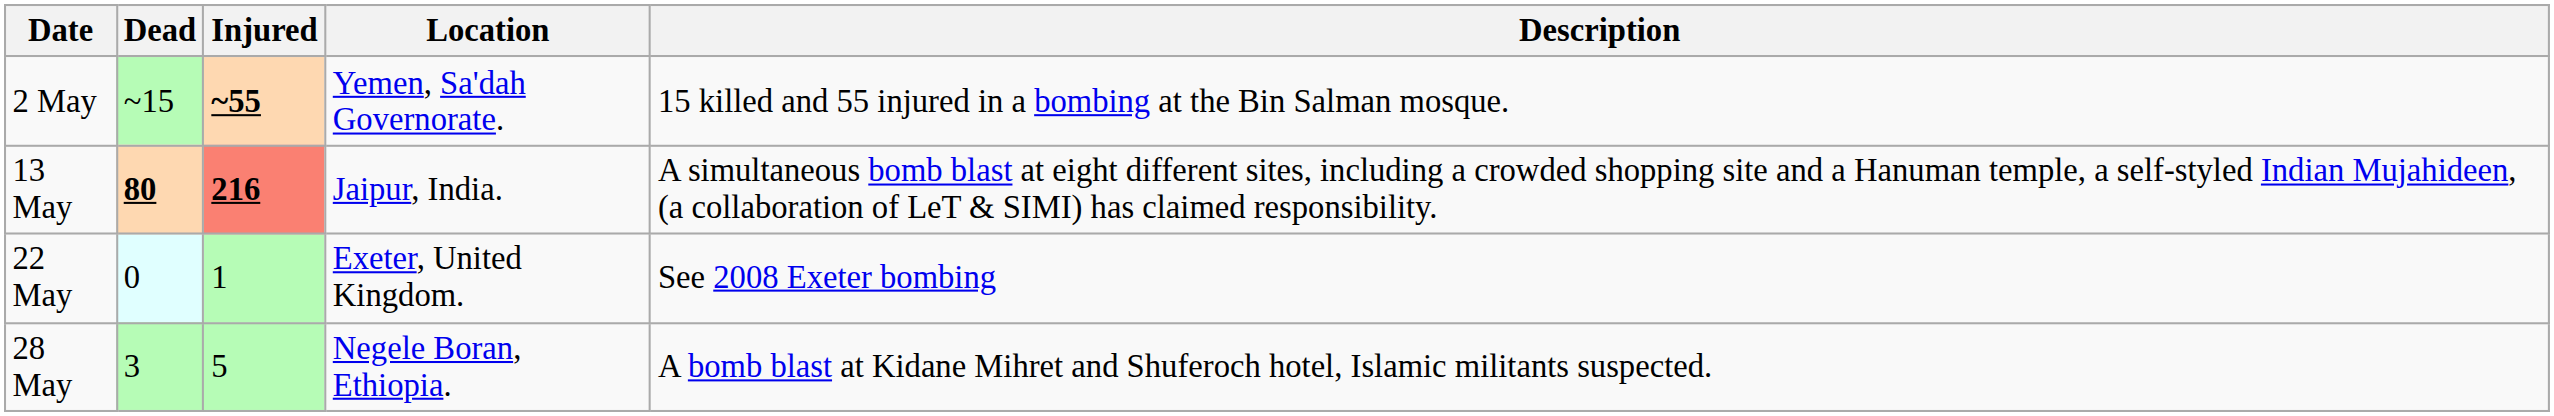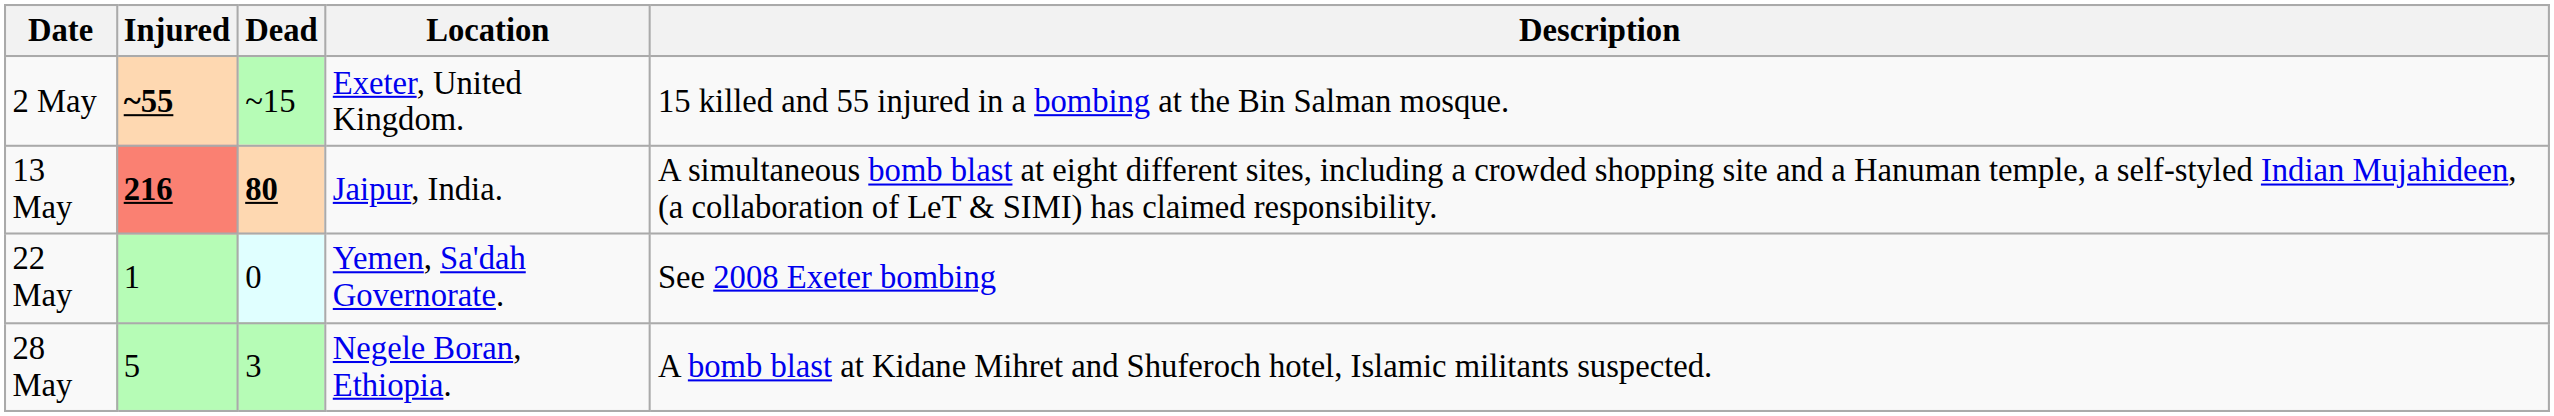columns swapped: (160, 30) <-> (265, 30)
(429, 100) Yemen, Sa'dah Governorate. -> (427, 100) Exeter, United Kingdom.
(427, 277) Exeter, United Kingdom. -> (429, 277) Yemen, Sa'dah Governorate.
